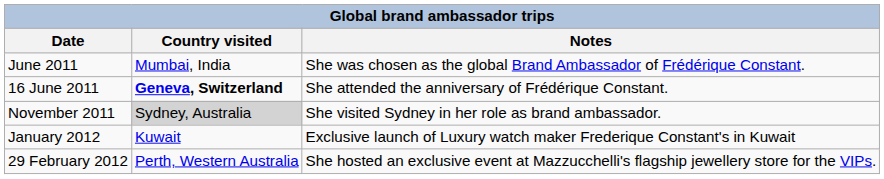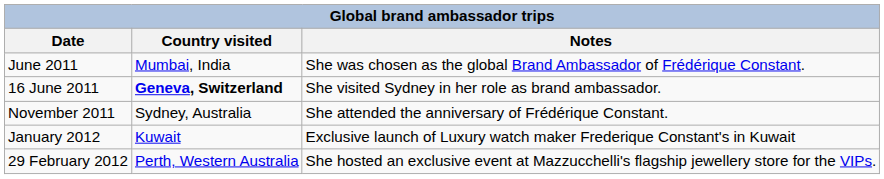(487, 88) She attended the anniversary of Frédérique Constant. -> (483, 88) She visited Sydney in her role as brand ambassador.
(193, 112) lightgrey background -> (193, 112) no background
(483, 112) She visited Sydney in her role as brand ambassador. -> (487, 112) She attended the anniversary of Frédérique Constant.
